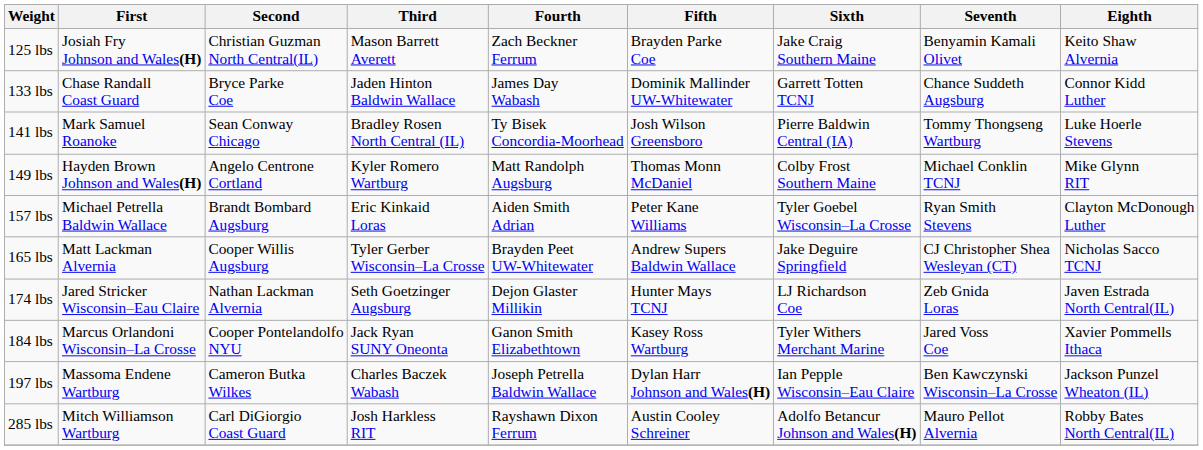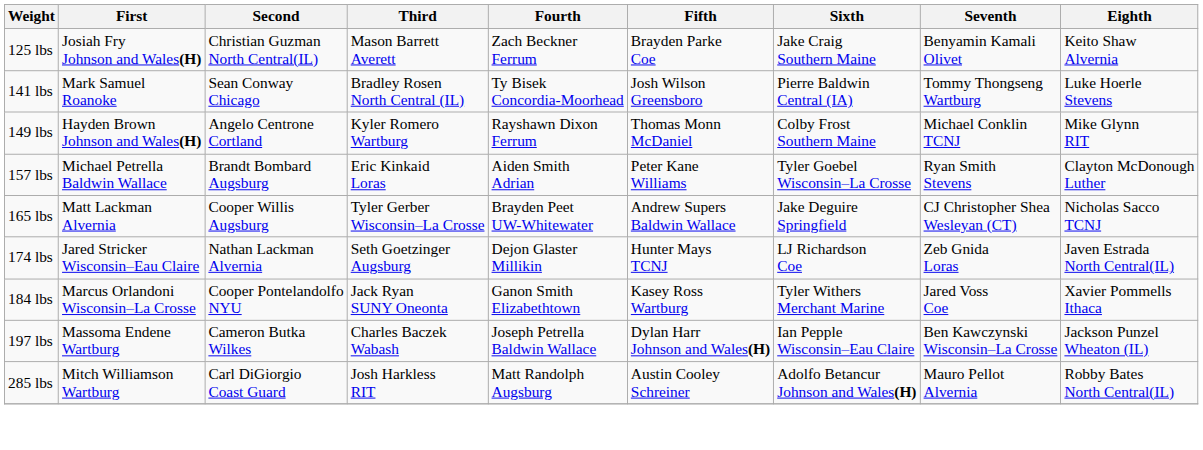- row: (30, 91)
(538, 174) Matt Randolph Augsburg -> (545, 132) Rayshawn Dixon Ferrum
(545, 424) Rayshawn Dixon Ferrum -> (538, 382) Matt Randolph Augsburg
